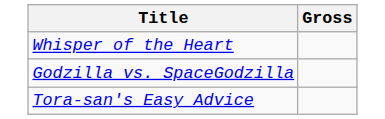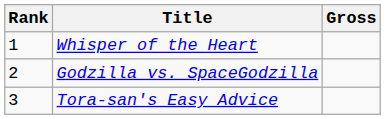+ column: (28, 18)
